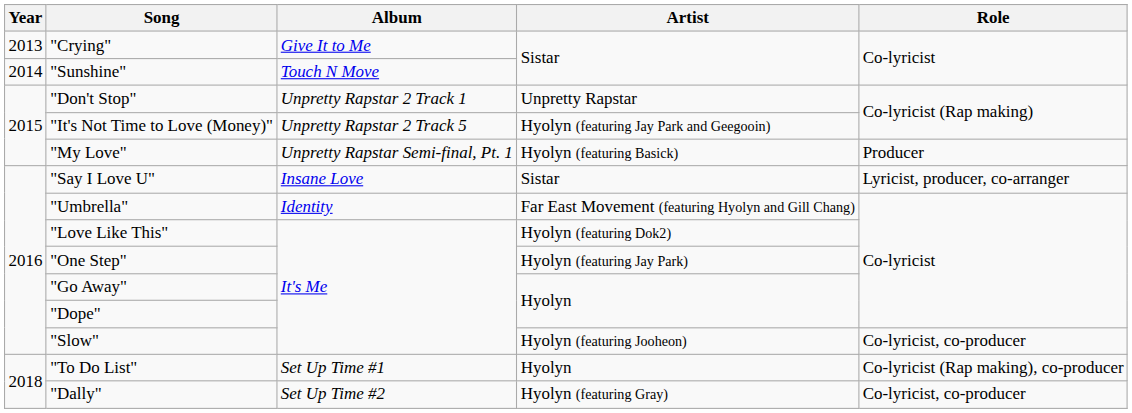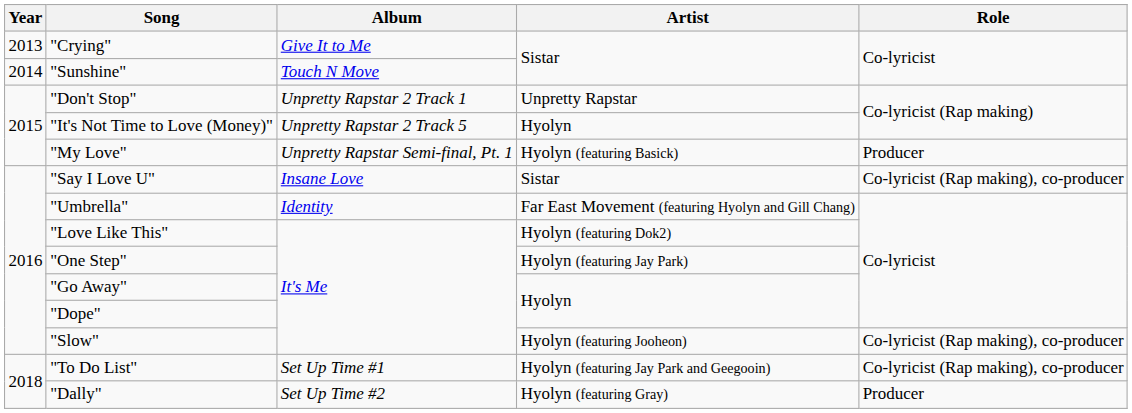(646, 125) Hyolyn (featuring Jay Park and Geegooin) -> (546, 125) Hyolyn
(966, 179) Lyricist, producer, co-arranger -> (993, 179) Co-lyricist (Rap making), co-producer
(944, 340) Co-lyricist, co-producer -> (993, 340) Co-lyricist (Rap making), co-producer
(546, 367) Hyolyn -> (646, 367) Hyolyn (featuring Jay Park and Geegooin)
(944, 394) Co-lyricist, co-producer -> (893, 394) Producer
